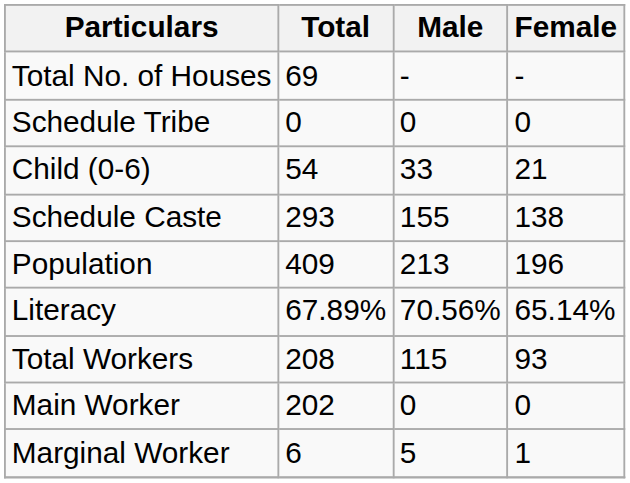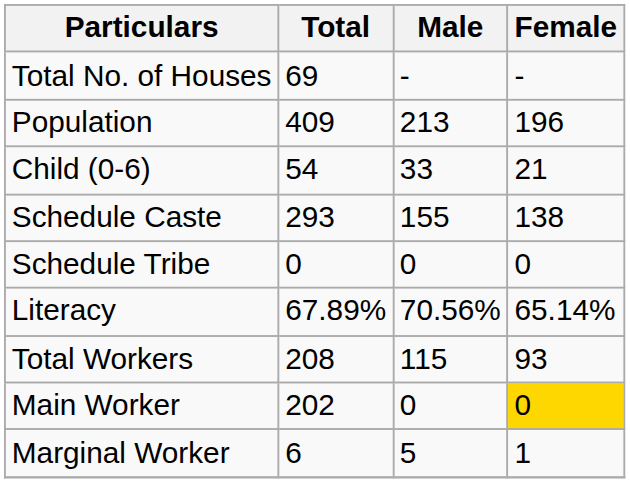rows swapped: (82, 264) <-> (111, 122)
(523, 405) no background -> (523, 405) gold background
